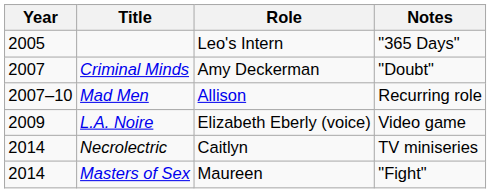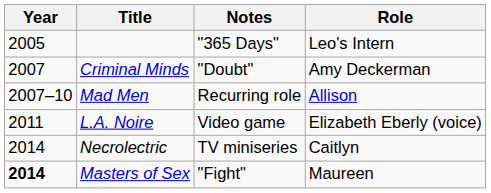columns swapped: (284, 17) <-> (430, 17)
(27, 122) 2009 -> (26, 122) 2011
(27, 174) normal -> (27, 174) bold
